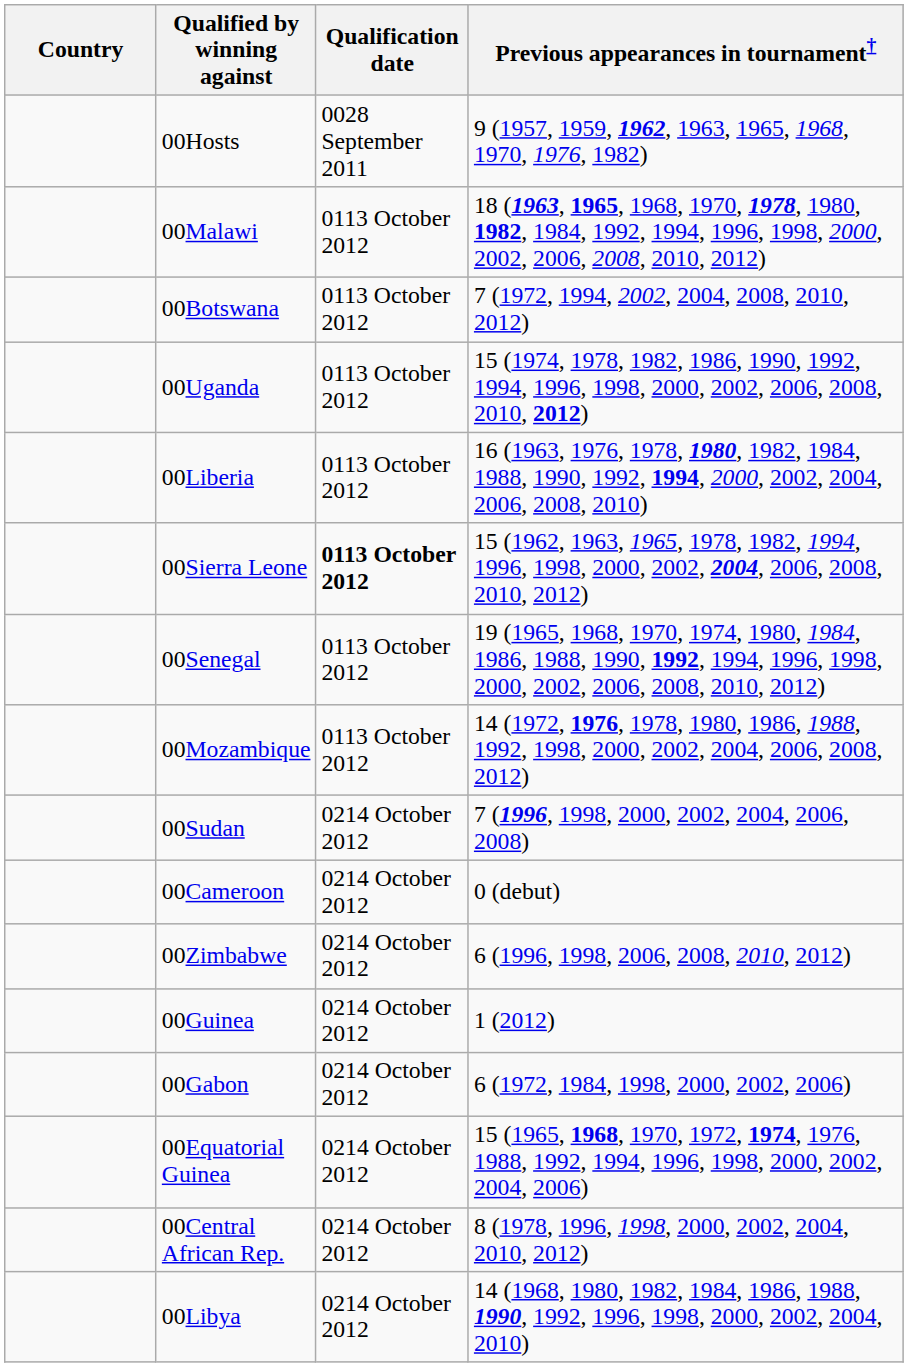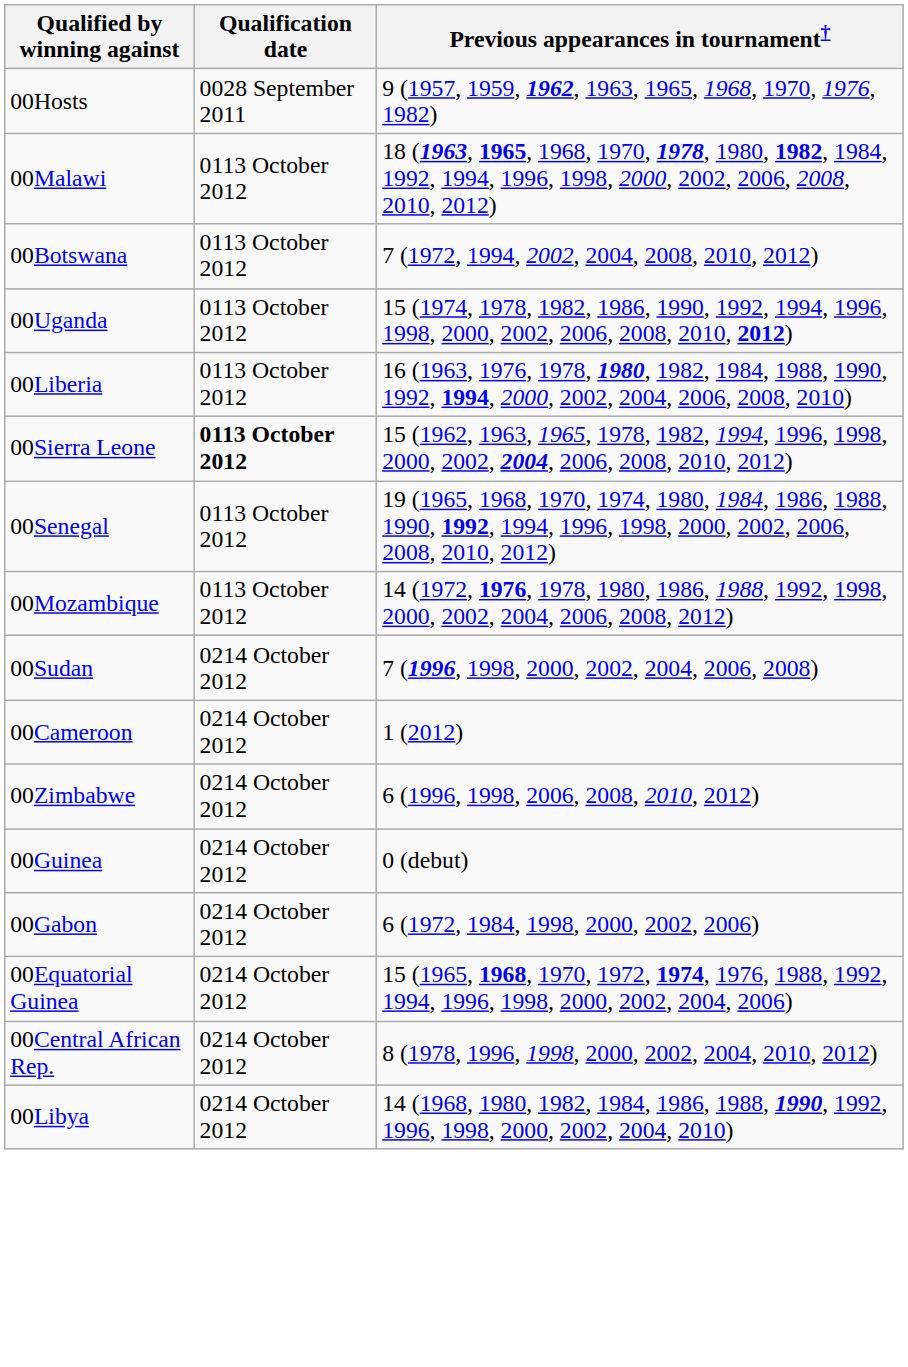- column: (81, 49)
(517, 891) 0 (debut) -> (423, 731) 1 (2012)
(514, 1020) 1 (2012) -> (425, 860) 0 (debut)
